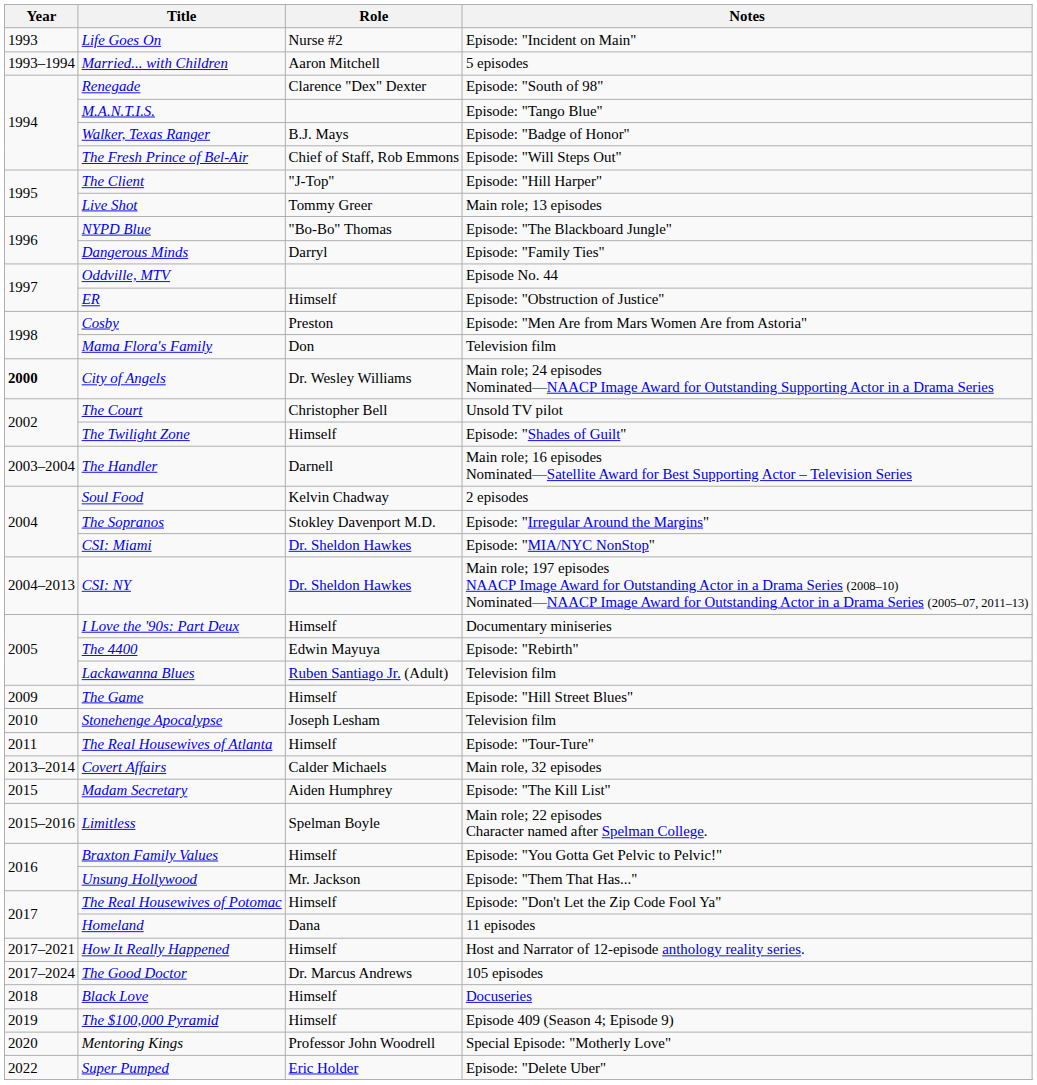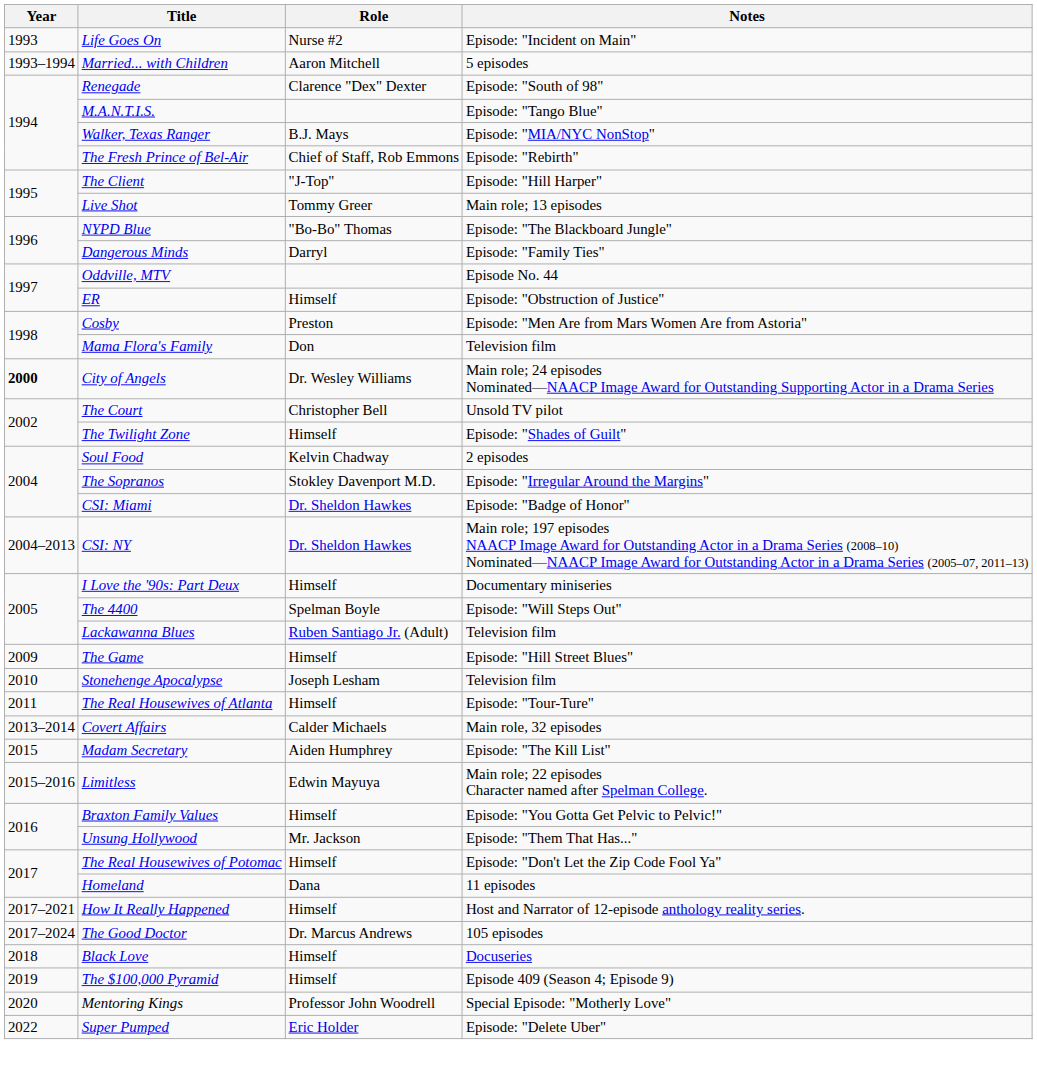(548, 134) Episode: "Badge of Honor" -> (560, 134) Episode: "MIA/NYC NonStop"
(544, 157) Episode: "Will Steps Out" -> (522, 157) Episode: "Rebirth"
- row: (120, 466)
(560, 545) Episode: "MIA/NYC NonStop" -> (548, 505) Episode: "Badge of Honor"
(334, 649) Edwin Mayuya -> (334, 609) Spelman Boyle
(522, 649) Episode: "Rebirth" -> (544, 609) Episode: "Will Steps Out"
(334, 823) Spelman Boyle -> (334, 782) Edwin Mayuya
